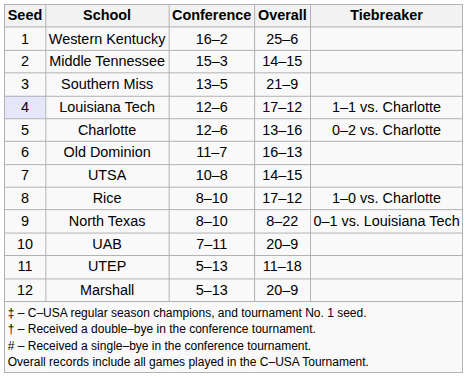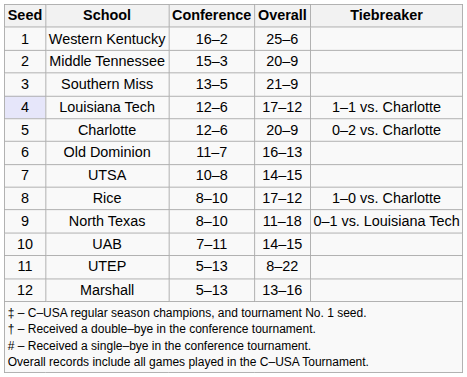(282, 61) 14–15 -> (282, 61) 20–9
(282, 130) 13–16 -> (282, 130) 20–9
(282, 221) 8–22 -> (282, 221) 11–18
(282, 244) 20–9 -> (282, 244) 14–15
(282, 267) 11–18 -> (282, 267) 8–22
(282, 289) 20–9 -> (282, 289) 13–16
